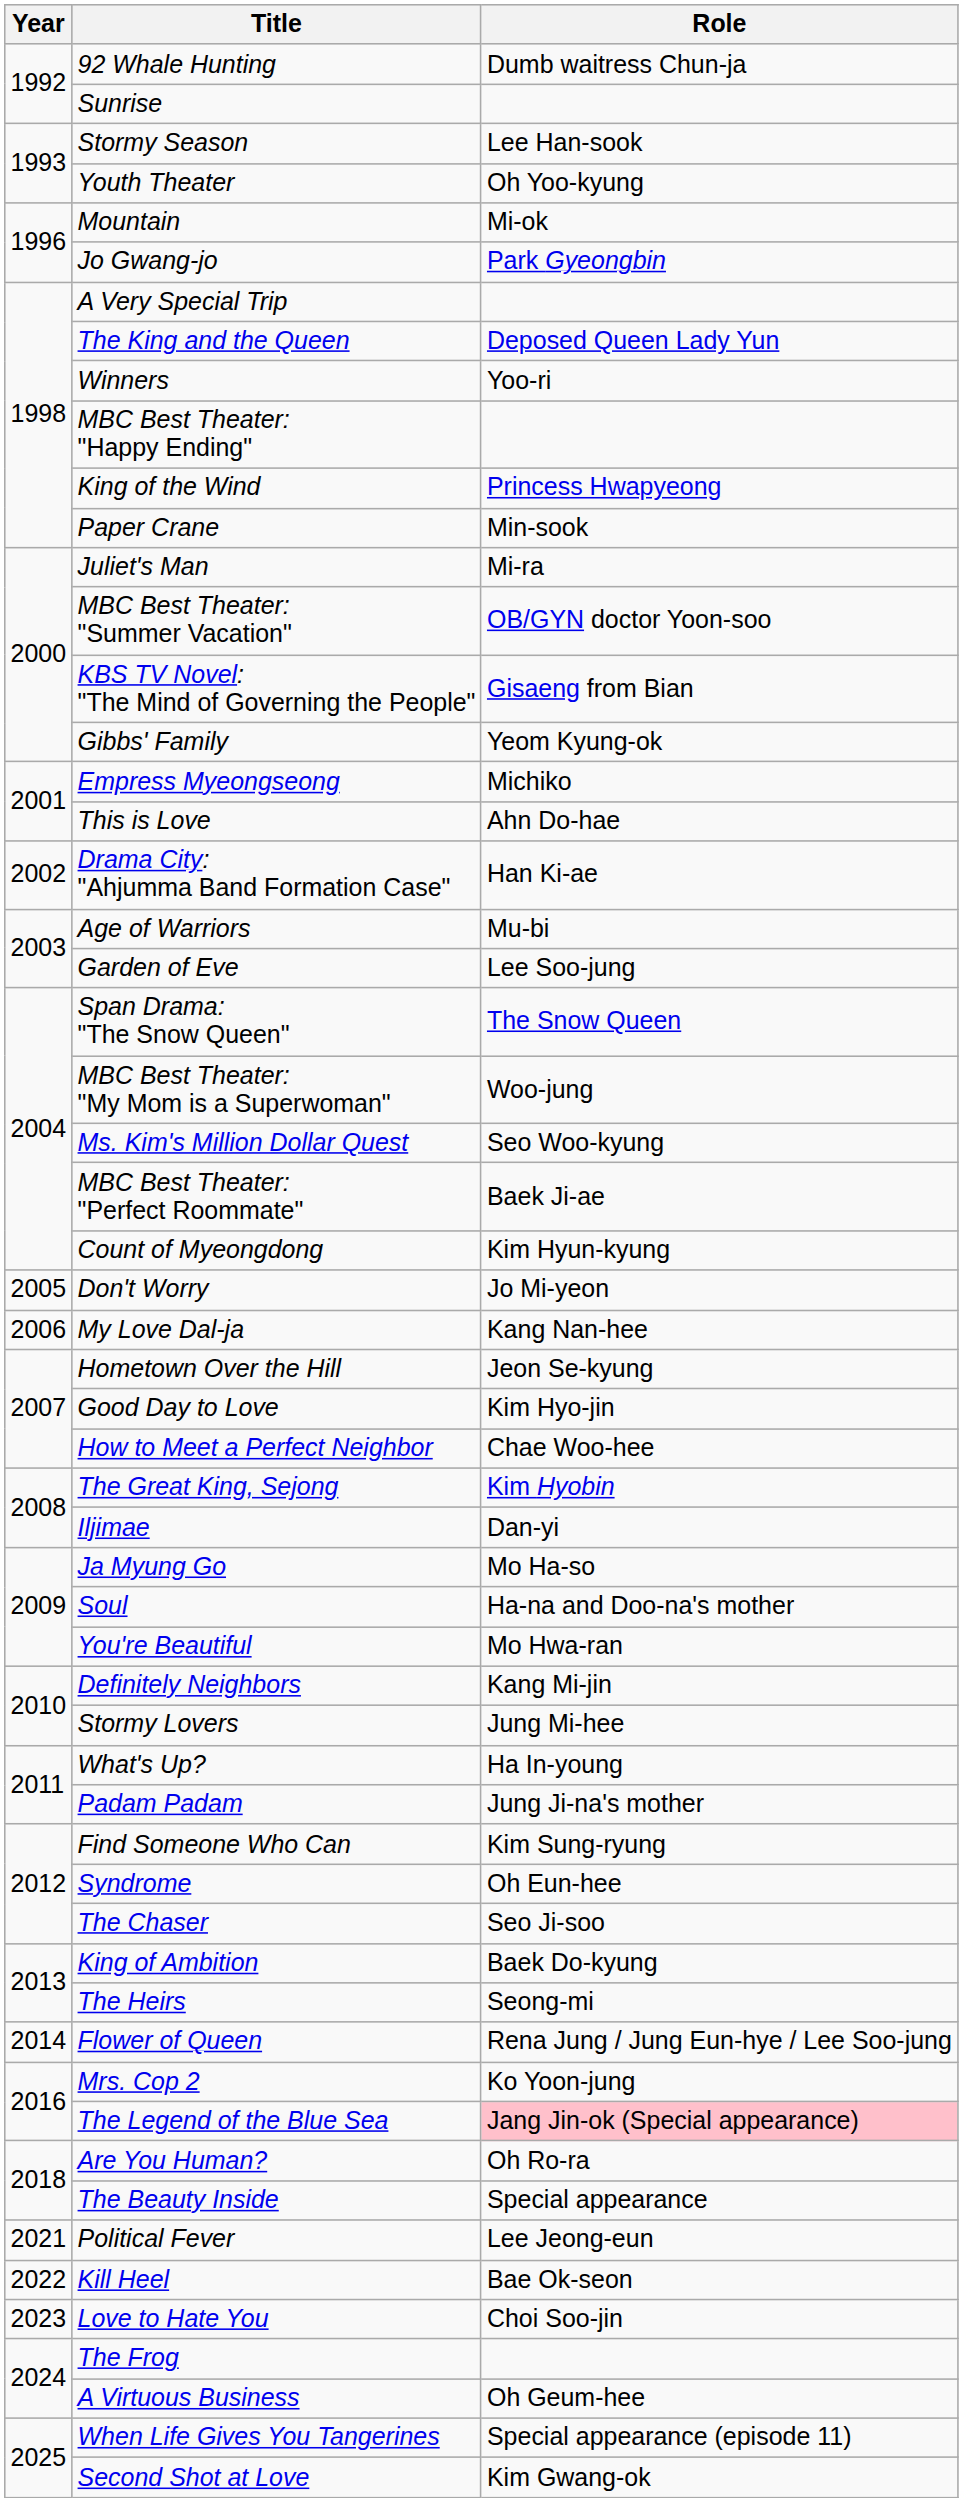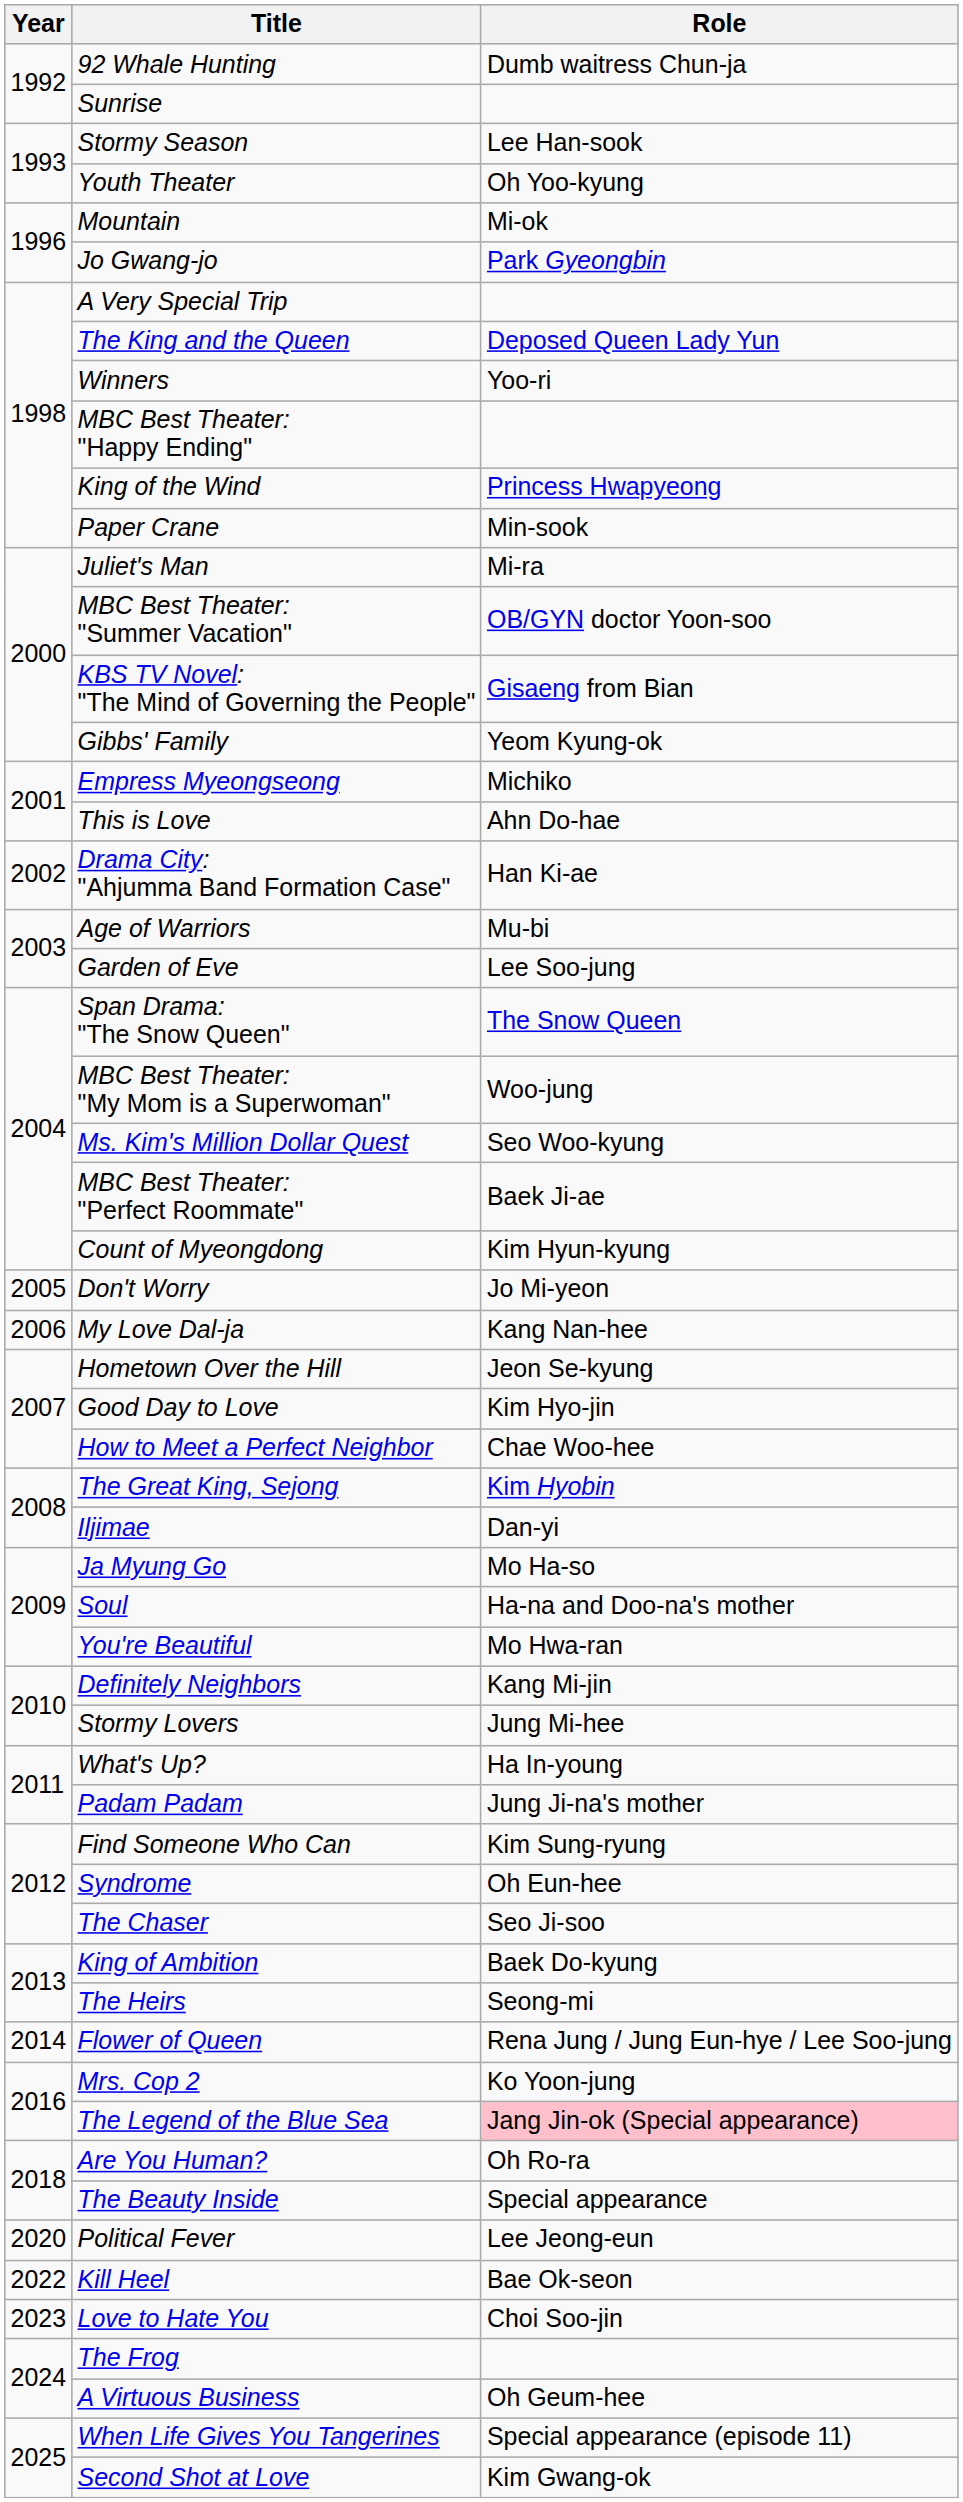(38, 2239) 2021 -> (38, 2239) 2020
